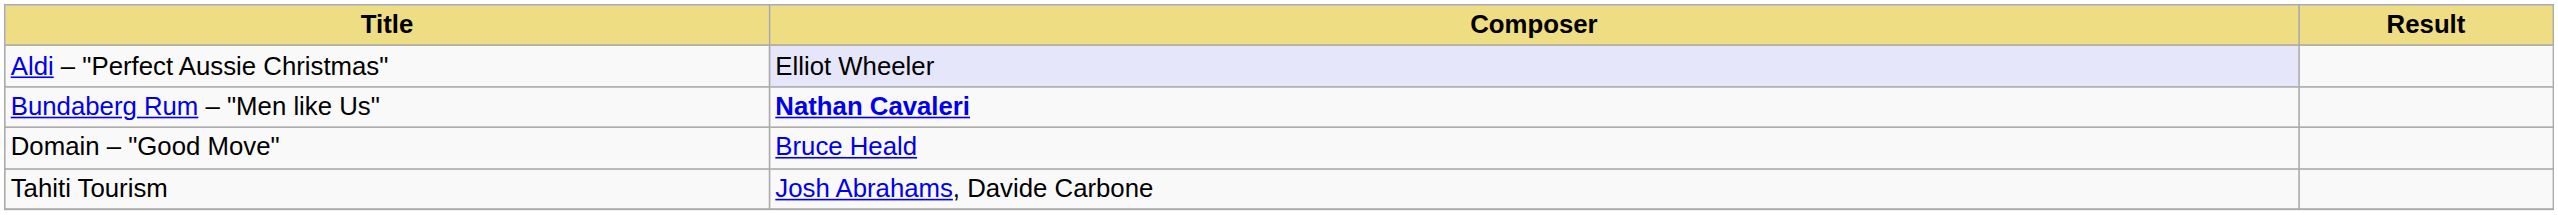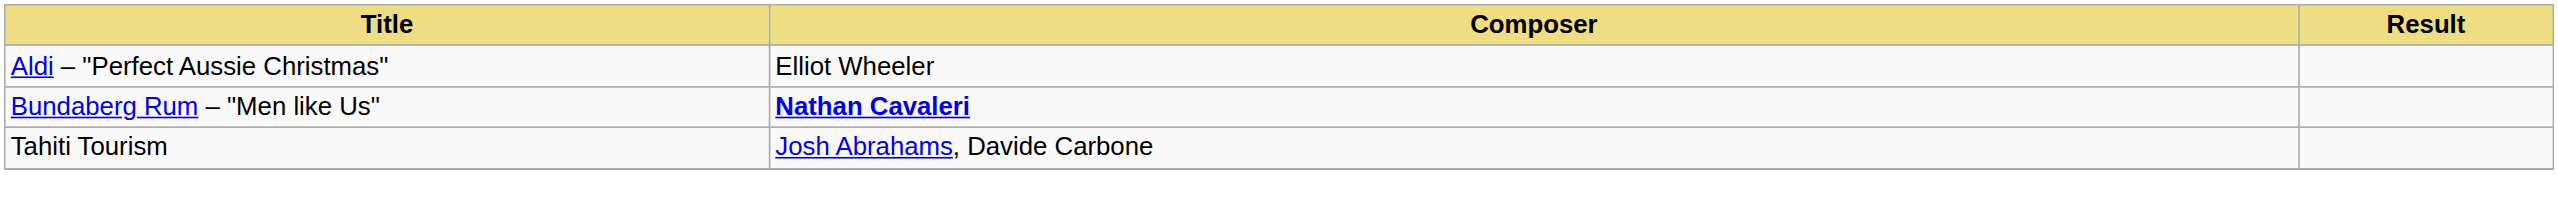(855, 65) lavender background -> (855, 65) no background
- row: (145, 147)
